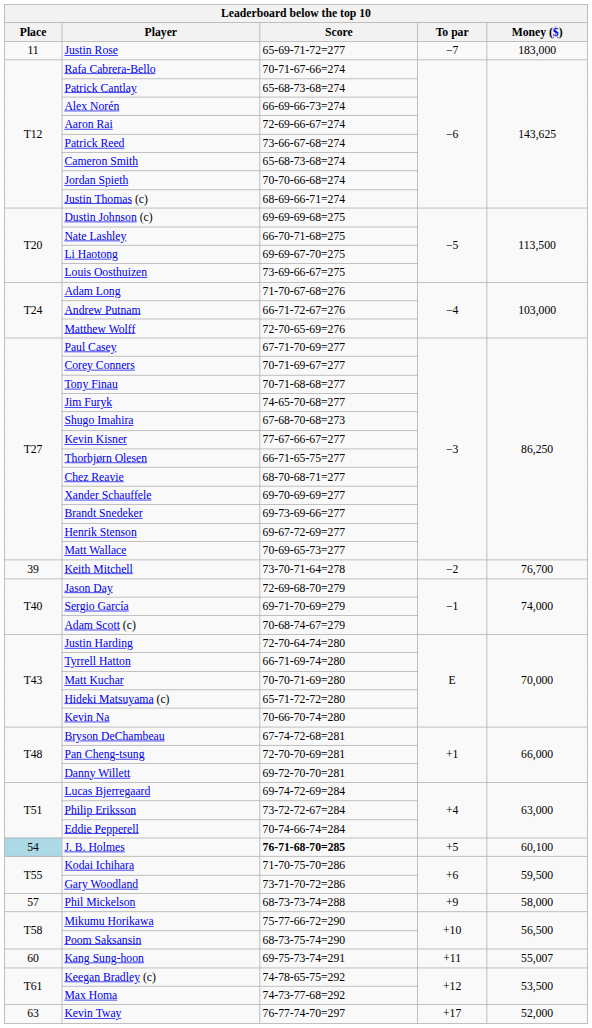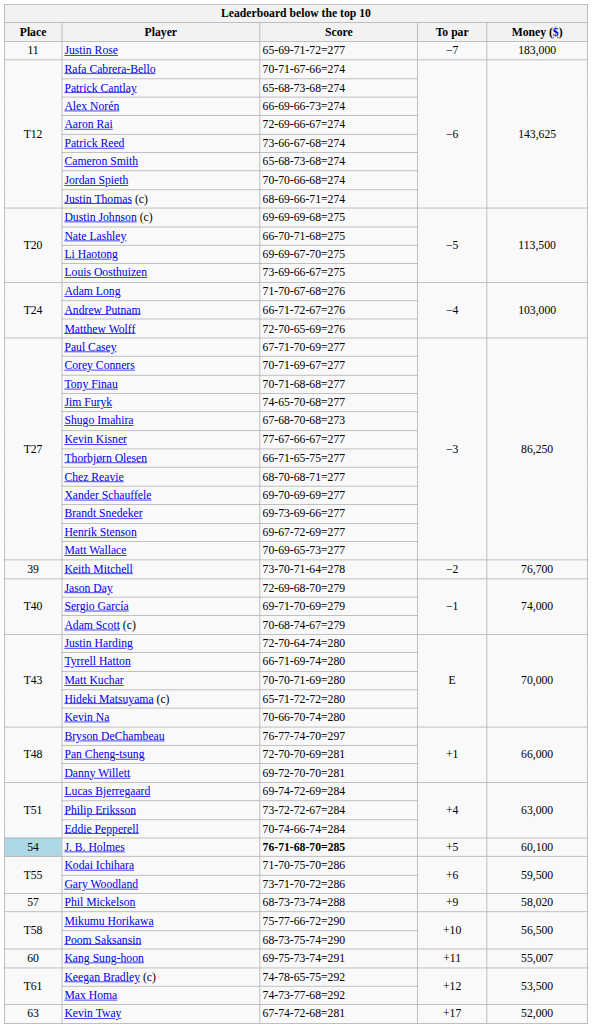(304, 736) 67-74-72-68=281 -> (304, 736) 76-77-74-70=297
(537, 902) 58,000 -> (537, 902) 58,020
(304, 1014) 76-77-74-70=297 -> (304, 1014) 67-74-72-68=281
